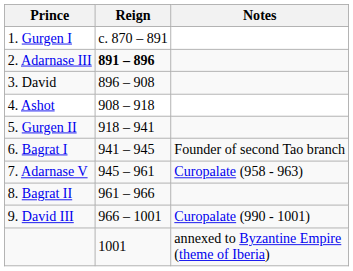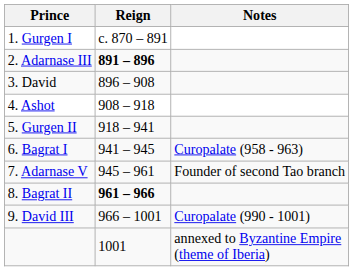(260, 149) Founder of second Tao branch -> (239, 149) Curopalate (958 - 963)
(239, 171) Curopalate (958 - 963) -> (260, 171) Founder of second Tao branch
(126, 194) normal -> (126, 194) bold
